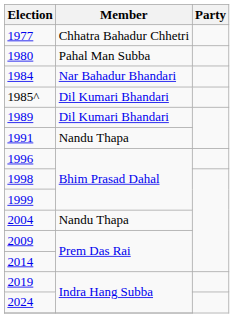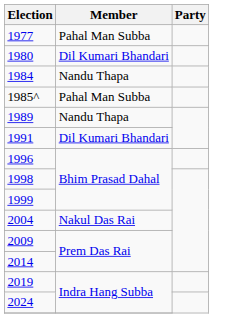(124, 35) Chhatra Bahadur Chhetri -> (104, 35) Pahal Man Subba
(104, 55) Pahal Man Subba -> (114, 55) Dil Kumari Bhandari
(117, 76) Nar Bahadur Bhandari -> (94, 76) Nandu Thapa
(114, 96) Dil Kumari Bhandari -> (104, 96) Pahal Man Subba
(114, 117) Dil Kumari Bhandari -> (94, 117) Nandu Thapa
(94, 138) Nandu Thapa -> (114, 138) Dil Kumari Bhandari
(94, 220) Nandu Thapa -> (97, 220) Nakul Das Rai
